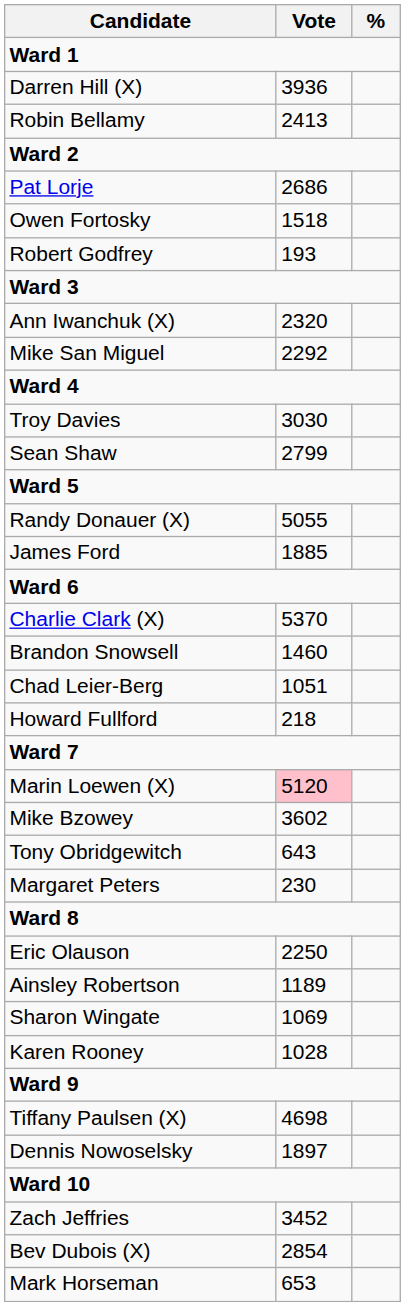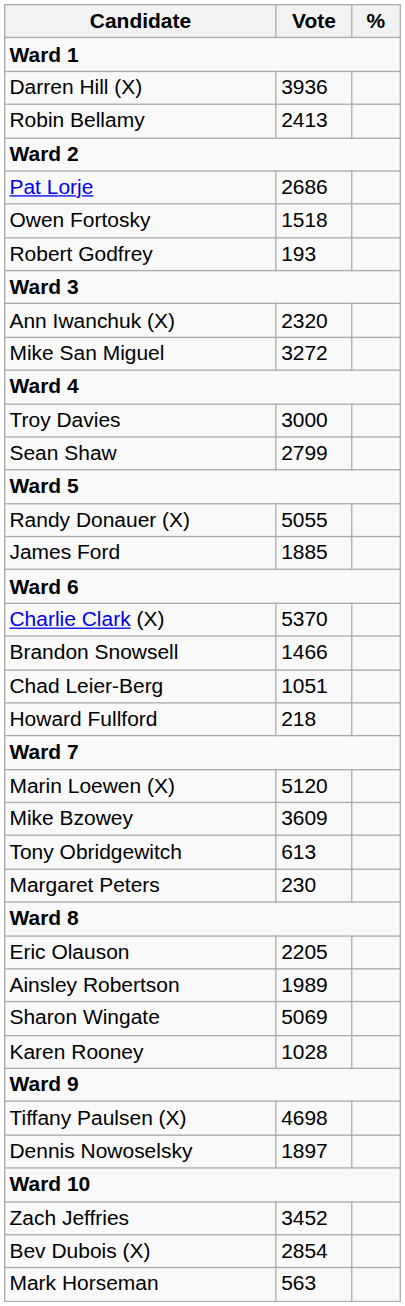(304, 353) 2292 -> (304, 353) 3272
(304, 420) 3030 -> (304, 420) 3000
(304, 652) 1460 -> (304, 652) 1466
(304, 785) pink background -> (304, 785) no background
(304, 818) 3602 -> (304, 818) 3609
(299, 852) 643 -> (299, 852) 613
(304, 951) 2250 -> (304, 951) 2205
(304, 985) 1189 -> (304, 985) 1989
(304, 1018) 1069 -> (304, 1018) 5069
(299, 1284) 653 -> (299, 1284) 563
